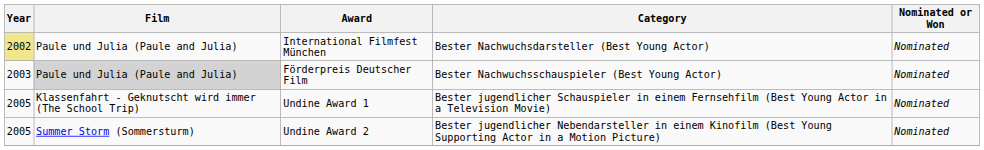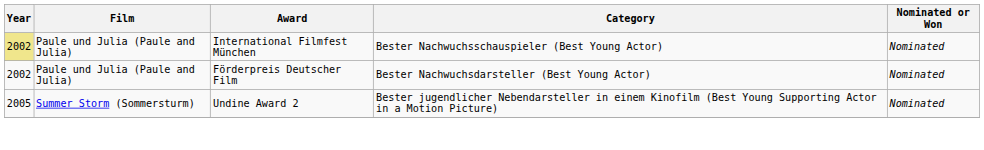(572, 47) Bester Nachwuchsdarsteller (Best Young Actor) -> (520, 47) Bester Nachwuchsschauspieler (Best Young Actor)
(19, 75) 2003 -> (19, 75) 2002
(137, 75) lightgrey background -> (115, 75) no background
(579, 75) Bester Nachwuchsschauspieler (Best Young Actor) -> (513, 75) Bester Nachwuchsdarsteller (Best Young Actor)
- row: (326, 103)
